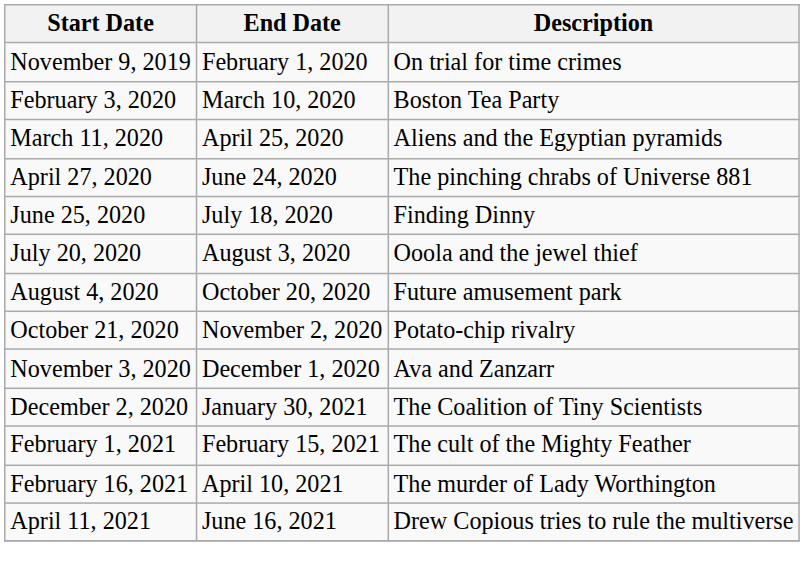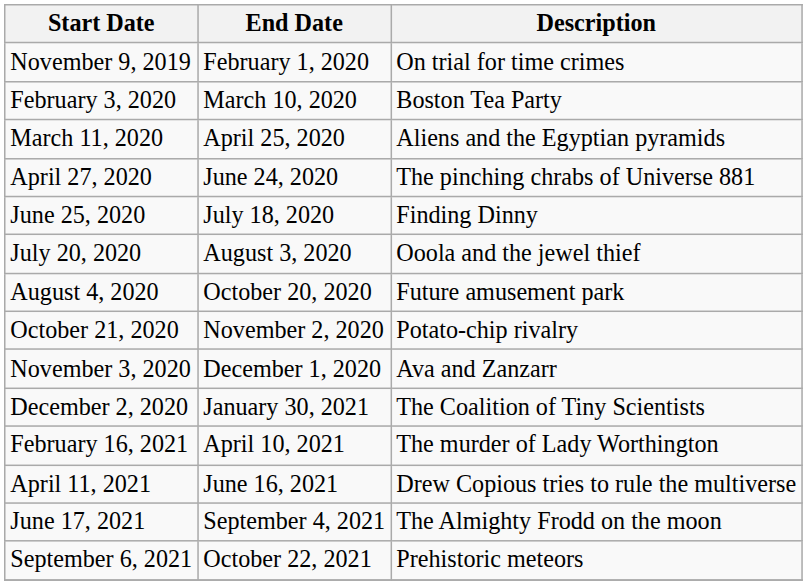- row: (93, 445)
+ row: (78, 521)
+ row: (101, 560)
